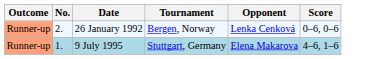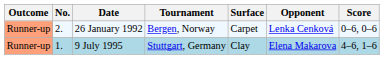+ column: (247, 12)
